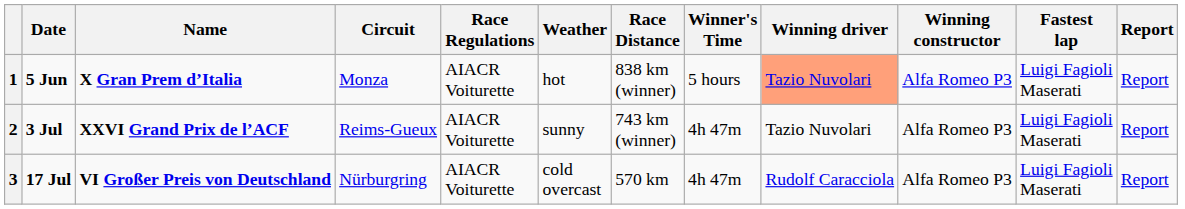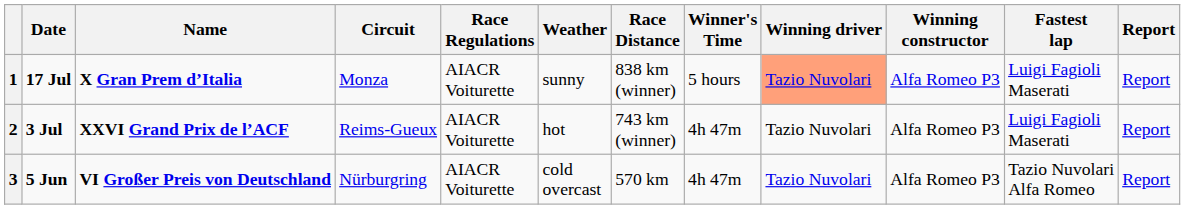(46, 79) 5 Jun -> (48, 79) 17 Jul
(554, 79) hot -> (564, 79) sunny
(564, 129) sunny -> (554, 129) hot
(48, 179) 17 Jul -> (46, 179) 5 Jun
(830, 179) Rudolf Caracciola -> (818, 179) Tazio Nuvolari
(1066, 179) Luigi Fagioli Maserati -> (1061, 179) Tazio Nuvolari Alfa Romeo
